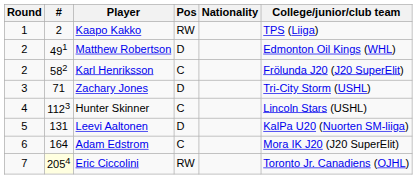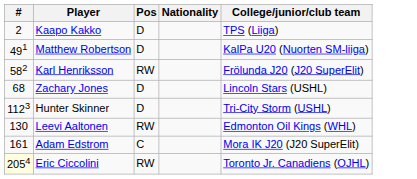- column: (24, 13)
(185, 30) RW -> (140, 30) D
(330, 49) Edmonton Oil Kings (WHL) -> (296, 49) KalPa U20 (Nuorten SM-liiga)
(180, 70) C -> (145, 70) RW
(59, 89) 71 -> (19, 89) 68
(317, 89) Tri-City Storm (USHL) -> (275, 89) Lincoln Stars (USHL)
(180, 108) C -> (140, 108) D
(315, 108) Lincoln Stars (USHL) -> (277, 108) Tri-City Storm (USHL)
(59, 127) 131 -> (19, 127) 130
(180, 127) D -> (145, 127) RW
(336, 127) KalPa U20 (Nuorten SM-liiga) -> (289, 127) Edmonton Oil Kings (WHL)
(59, 144) 164 -> (19, 144) 161
